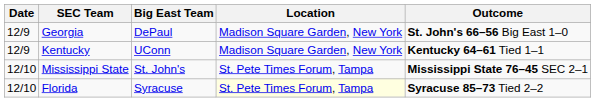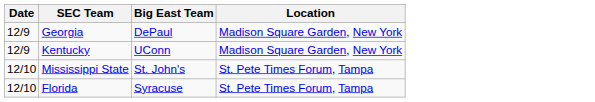- column: (498, 13)
(296, 87) lightyellow background -> (296, 87) no background
